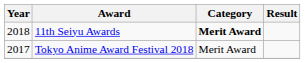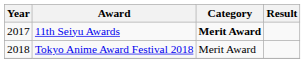(18, 31) 2018 -> (18, 31) 2017
(18, 49) 2017 -> (18, 49) 2018
